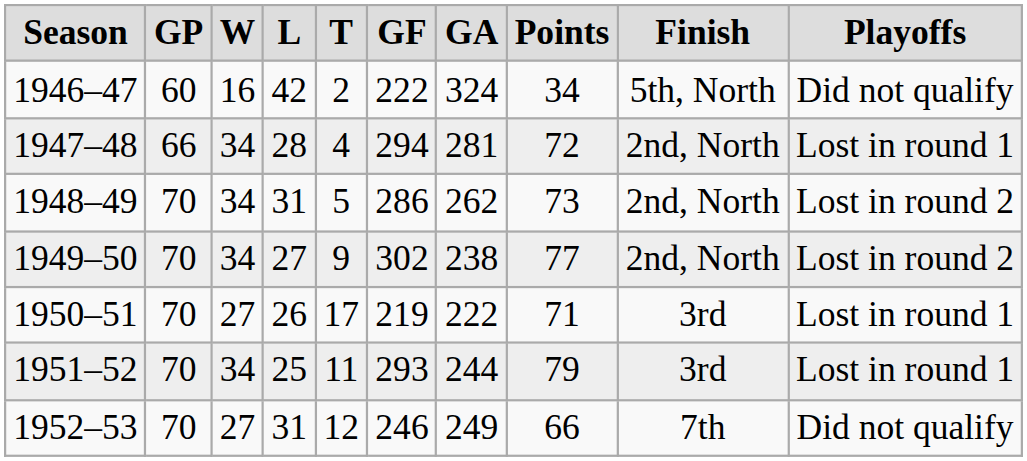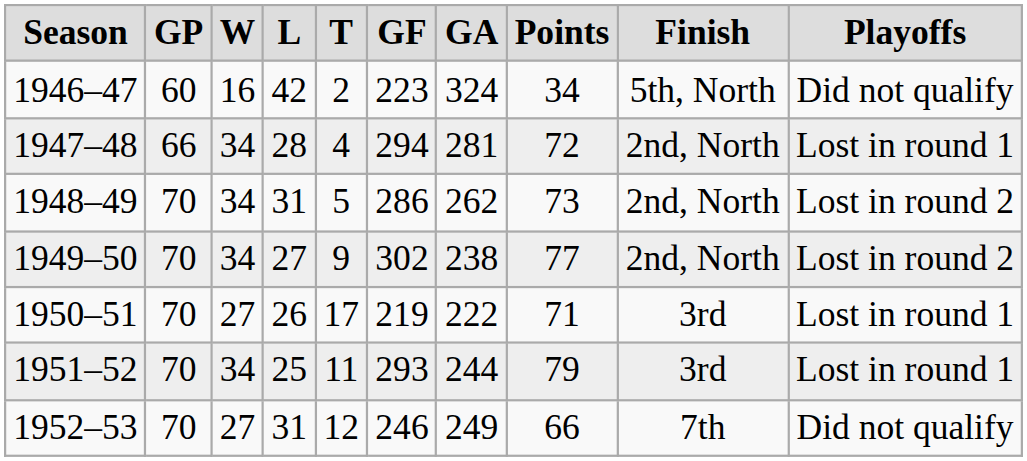(402, 88) 222 -> (402, 88) 223
